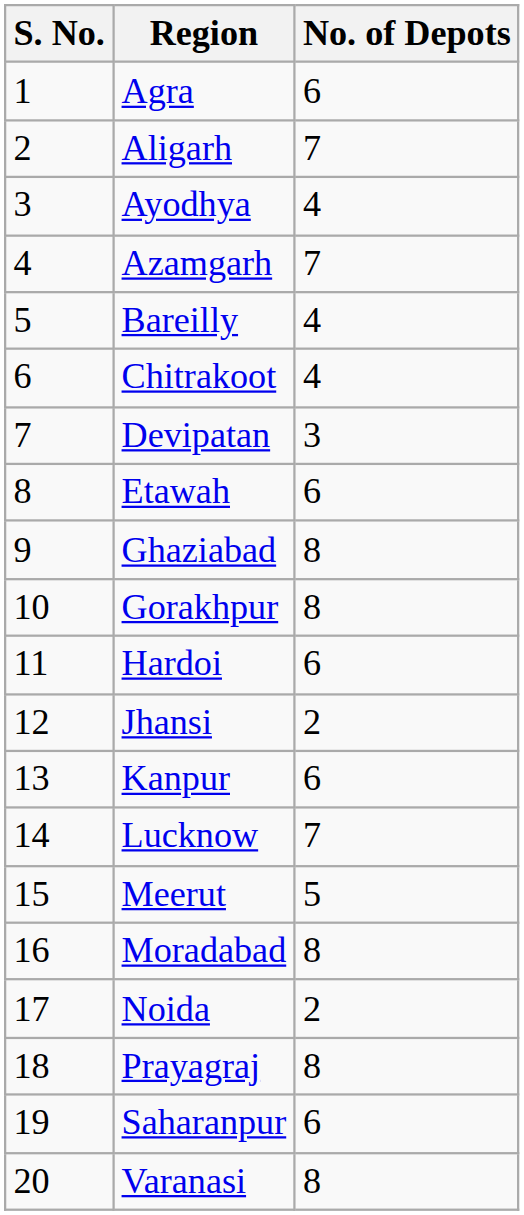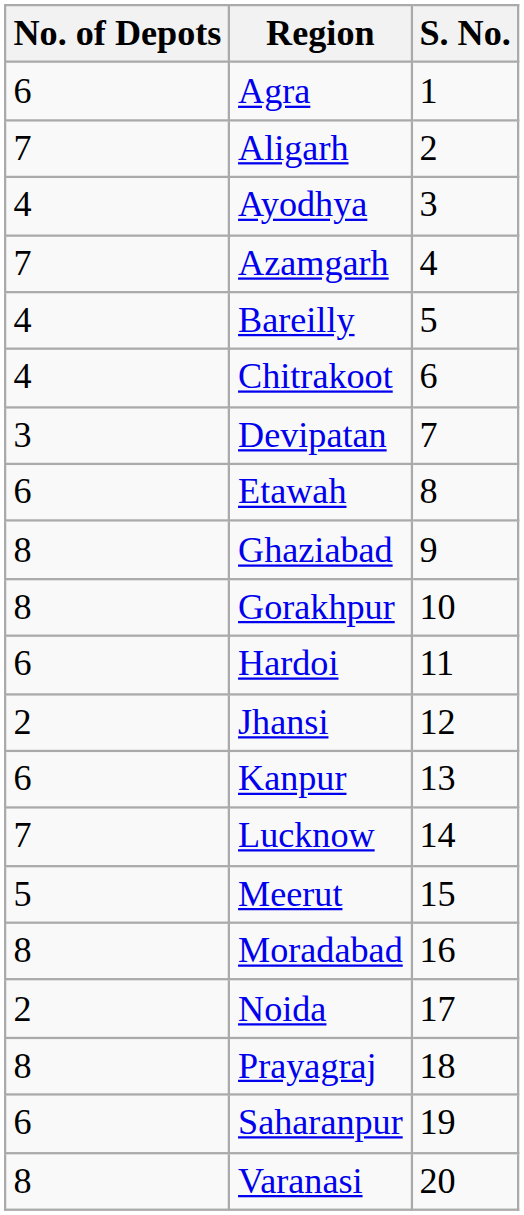columns swapped: (59, 33) <-> (407, 33)
